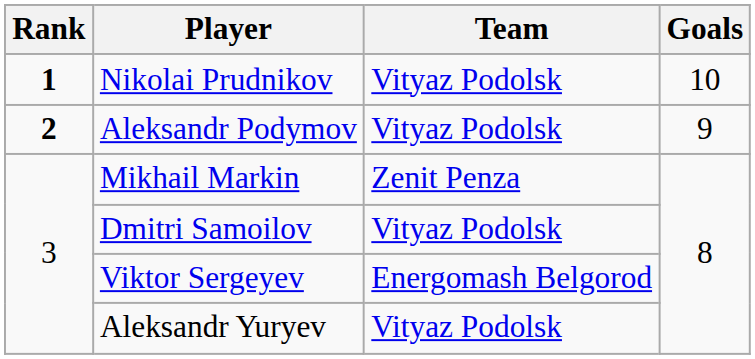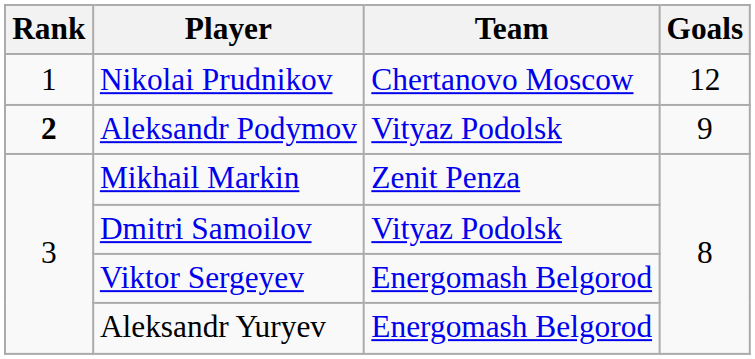(49, 79) bold -> (49, 79) normal
(467, 79) Vityaz Podolsk -> (502, 79) Chertanovo Moscow
(705, 79) 10 -> (705, 79) 12
(467, 327) Vityaz Podolsk -> (512, 327) Energomash Belgorod
